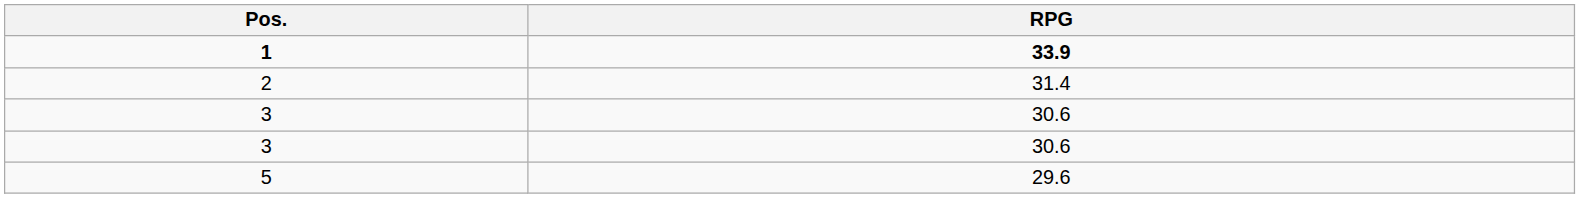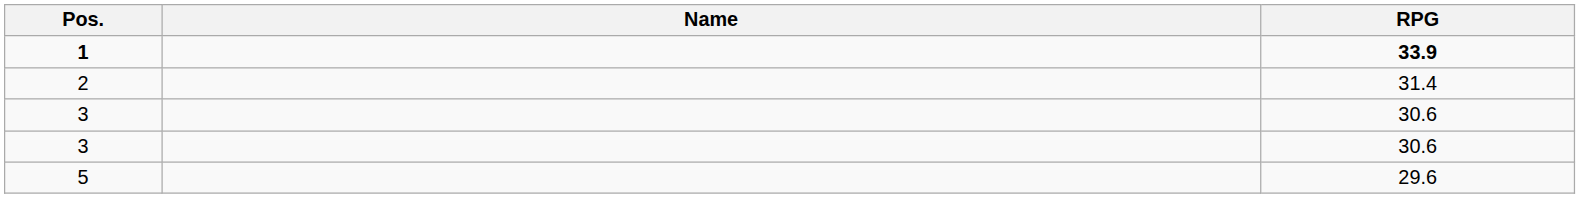+ column: (711, 20)
